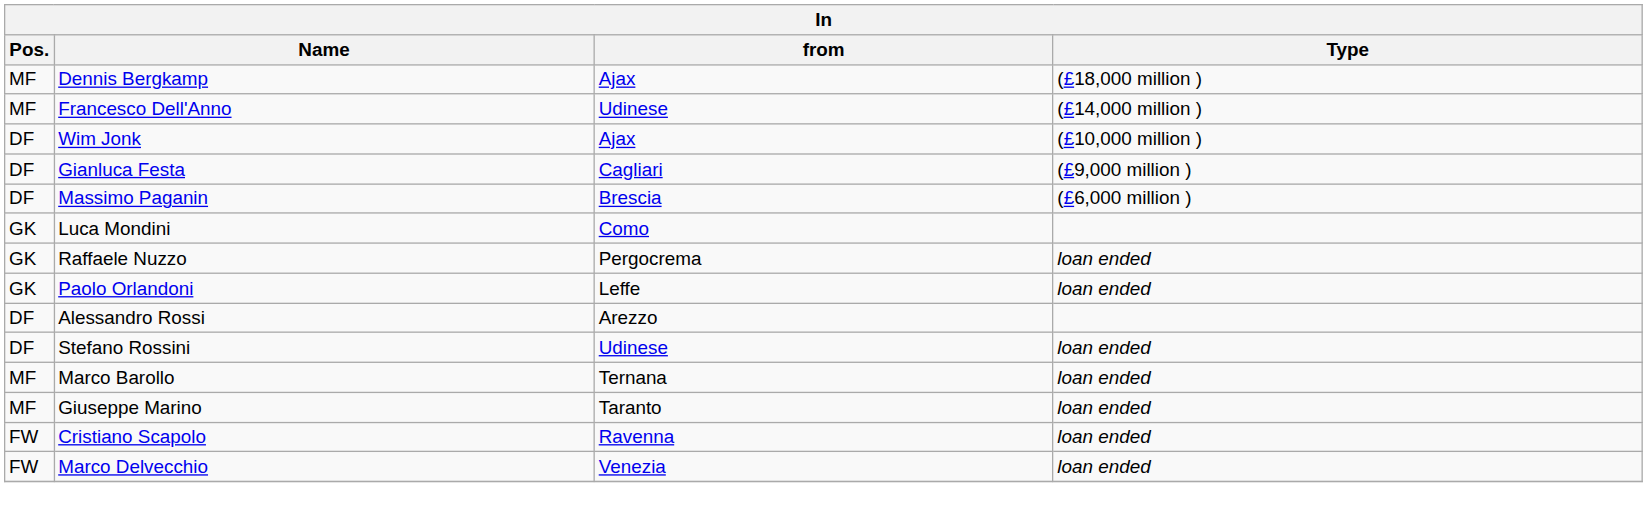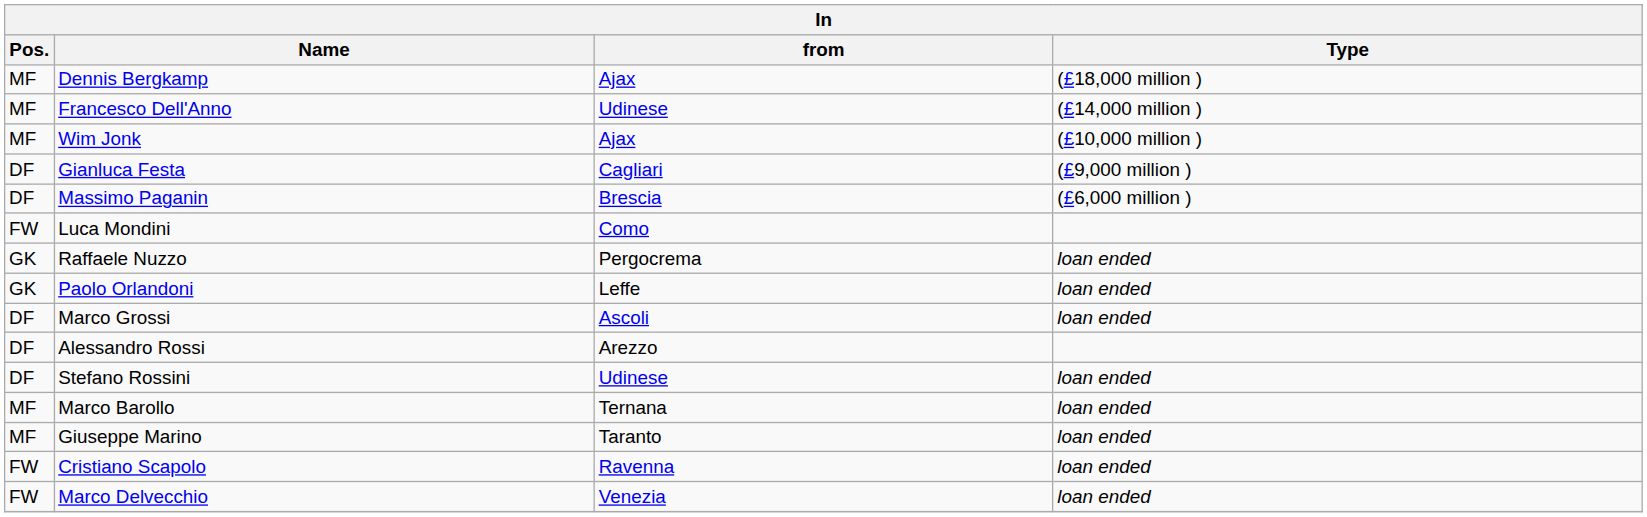(22, 139) DF -> (23, 139) MF
(23, 229) GK -> (24, 229) FW
+ row: (114, 318)
